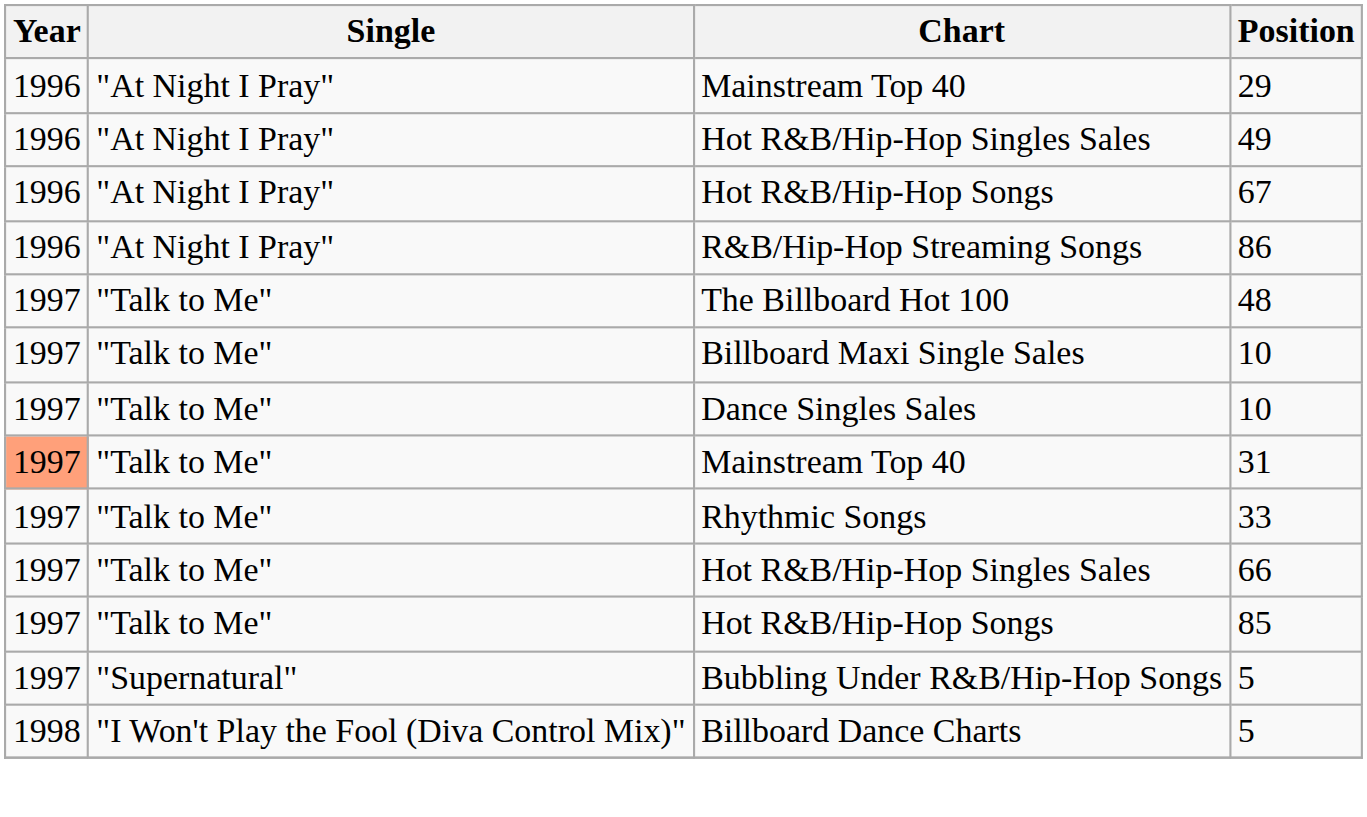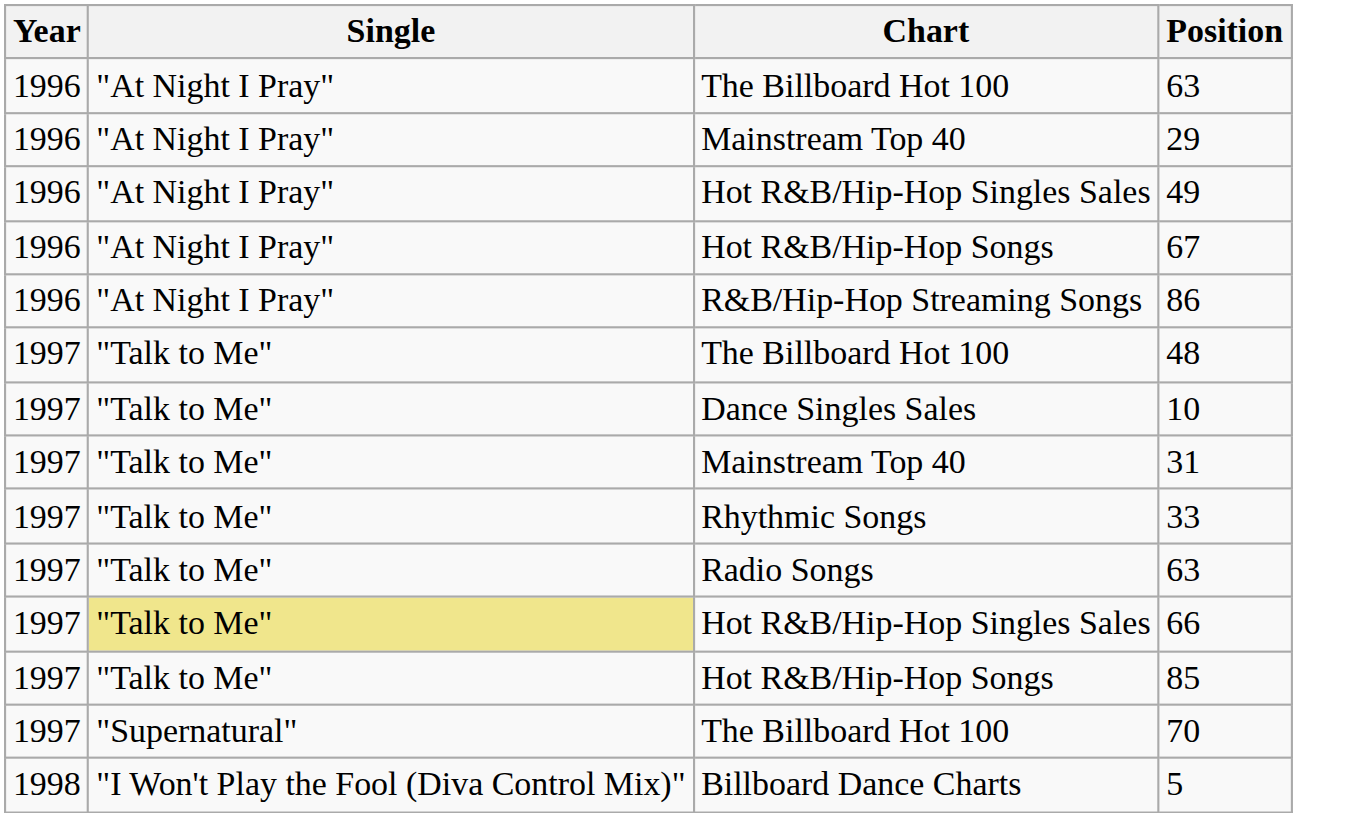+ row: (855, 85)
- row: (893, 354)
(47, 461) lightsalmon background -> (47, 461) no background
+ row: (787, 569)
(184, 569) no background -> (184, 623) khaki background
+ row: (855, 730)
- row: (962, 676)
